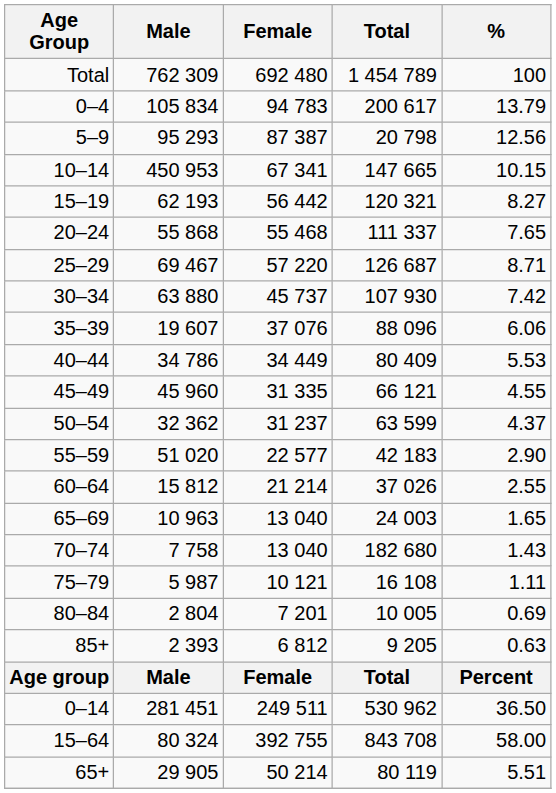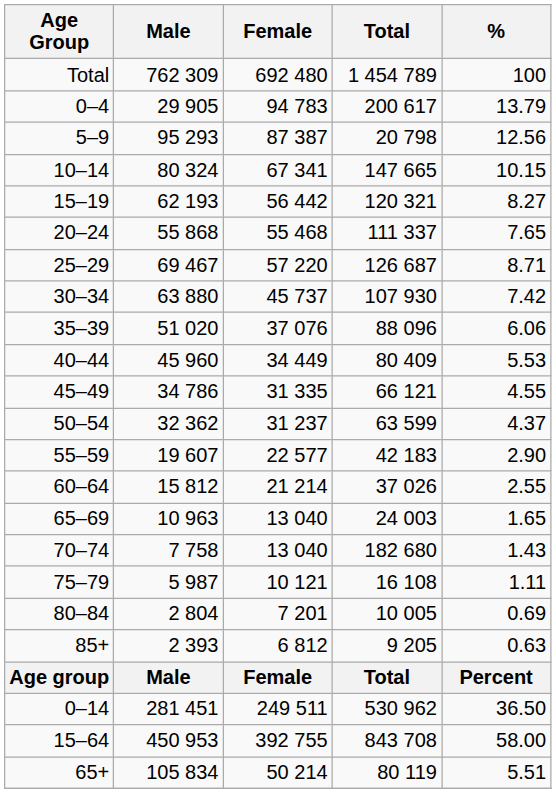(182, 106) 105 834 -> (188, 106) 29 905
(182, 169) 450 953 -> (188, 169) 80 324
(188, 328) 19 607 -> (188, 328) 51 020
(188, 360) 34 786 -> (188, 360) 45 960
(188, 391) 45 960 -> (188, 391) 34 786
(188, 455) 51 020 -> (188, 455) 19 607
(188, 740) 80 324 -> (182, 740) 450 953
(188, 772) 29 905 -> (182, 772) 105 834
